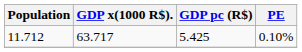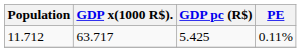(276, 36) 0.10% -> (276, 36) 0.11%
